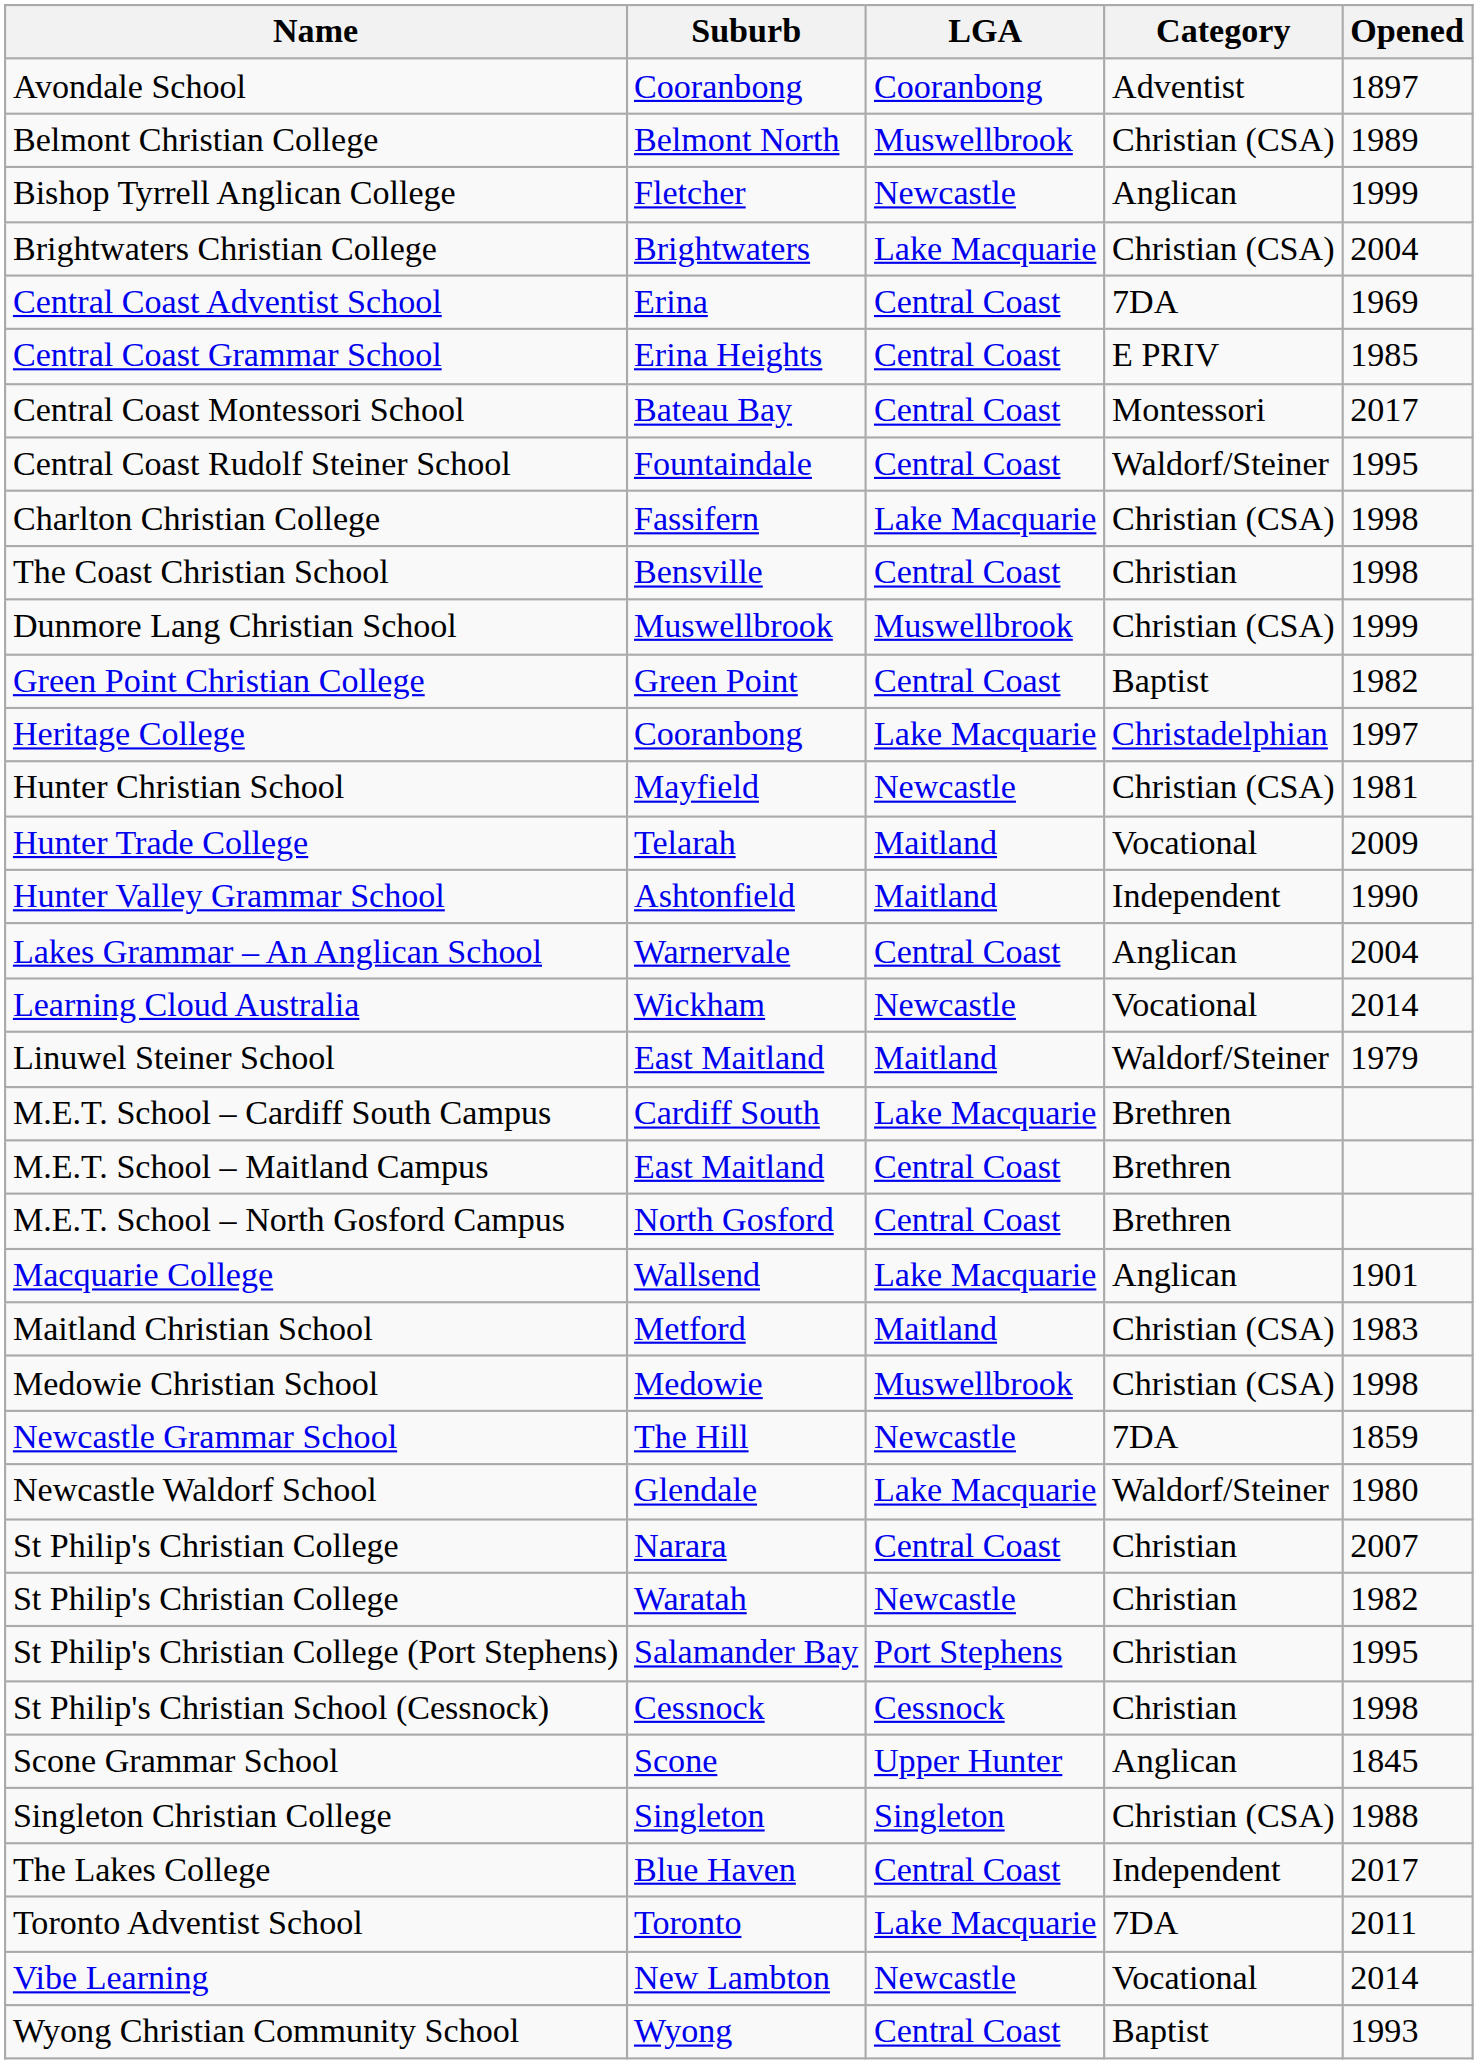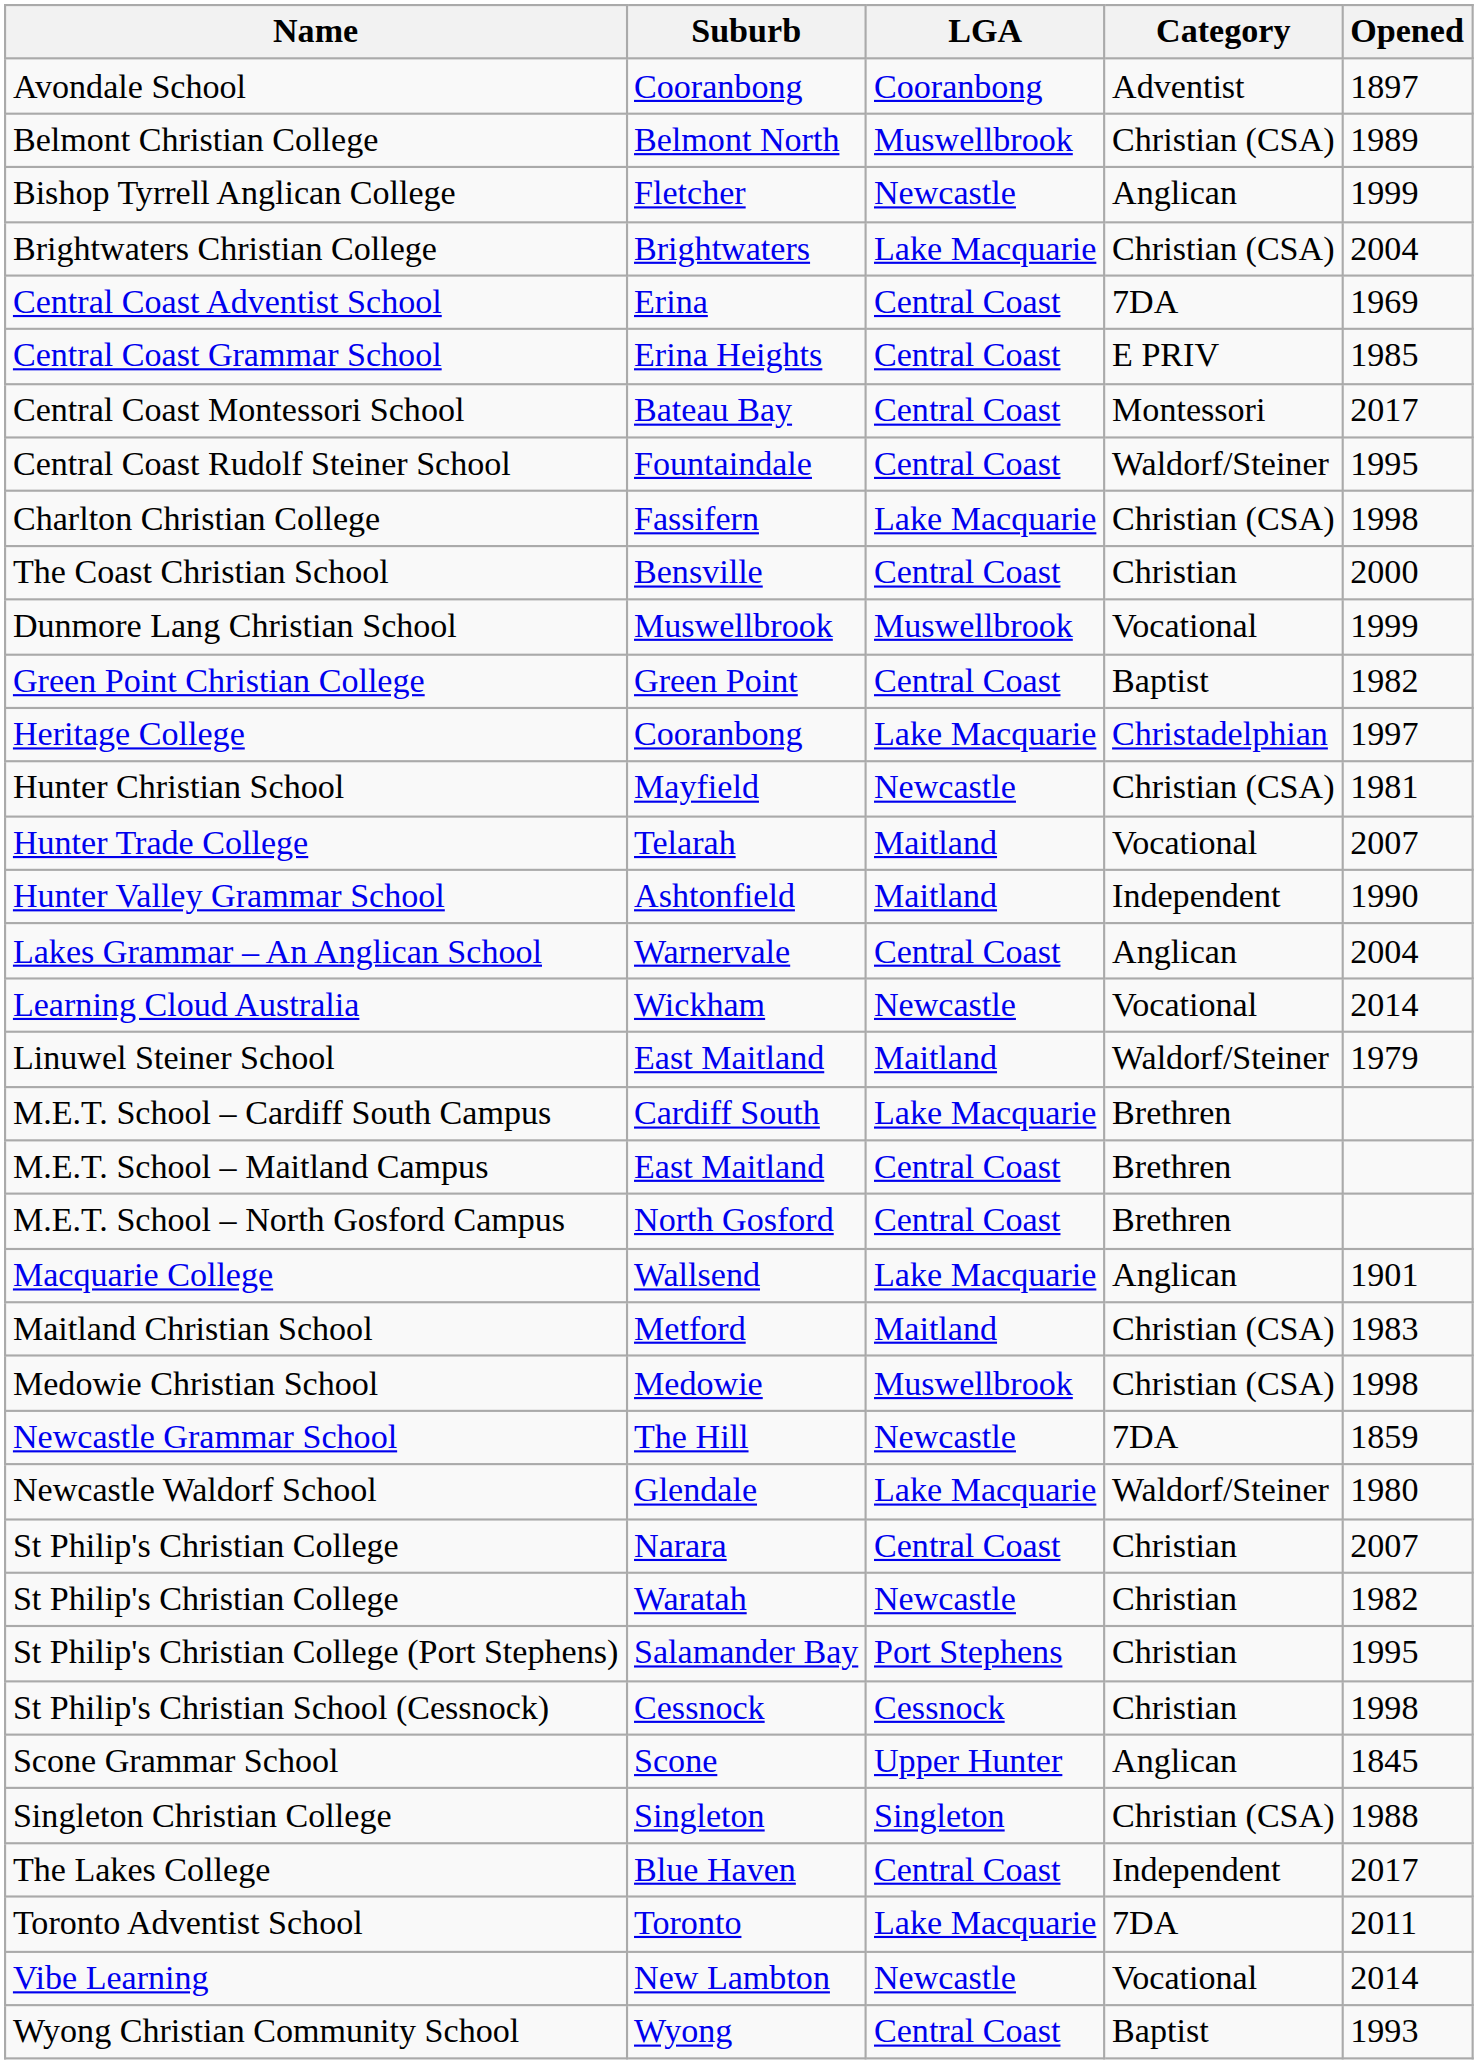(1384, 572) 1998 -> (1384, 572) 2000
(1223, 626) Christian (CSA) -> (1185, 626) Vocational
(1384, 842) 2009 -> (1384, 842) 2007
